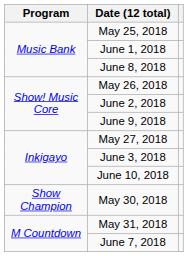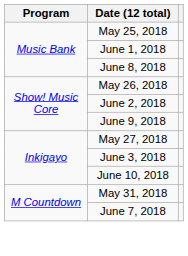- row: (133, 200)
